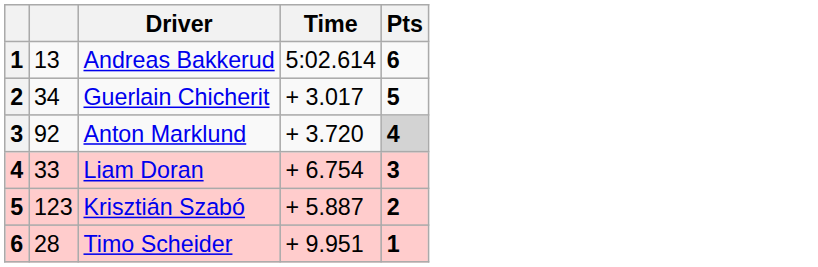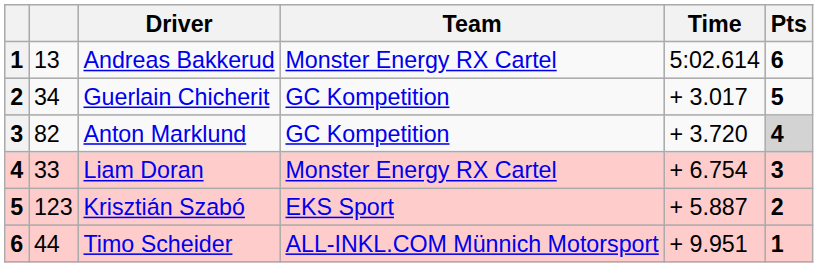+ column: (472, 23)
(47, 134) 92 -> (47, 134) 82
(47, 244) 28 -> (47, 244) 44
